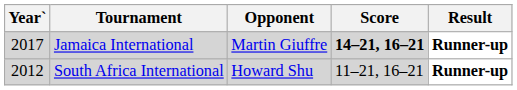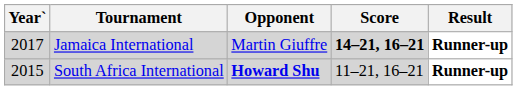(27, 71) 2012 -> (27, 71) 2015
(272, 71) normal -> (275, 71) bold
